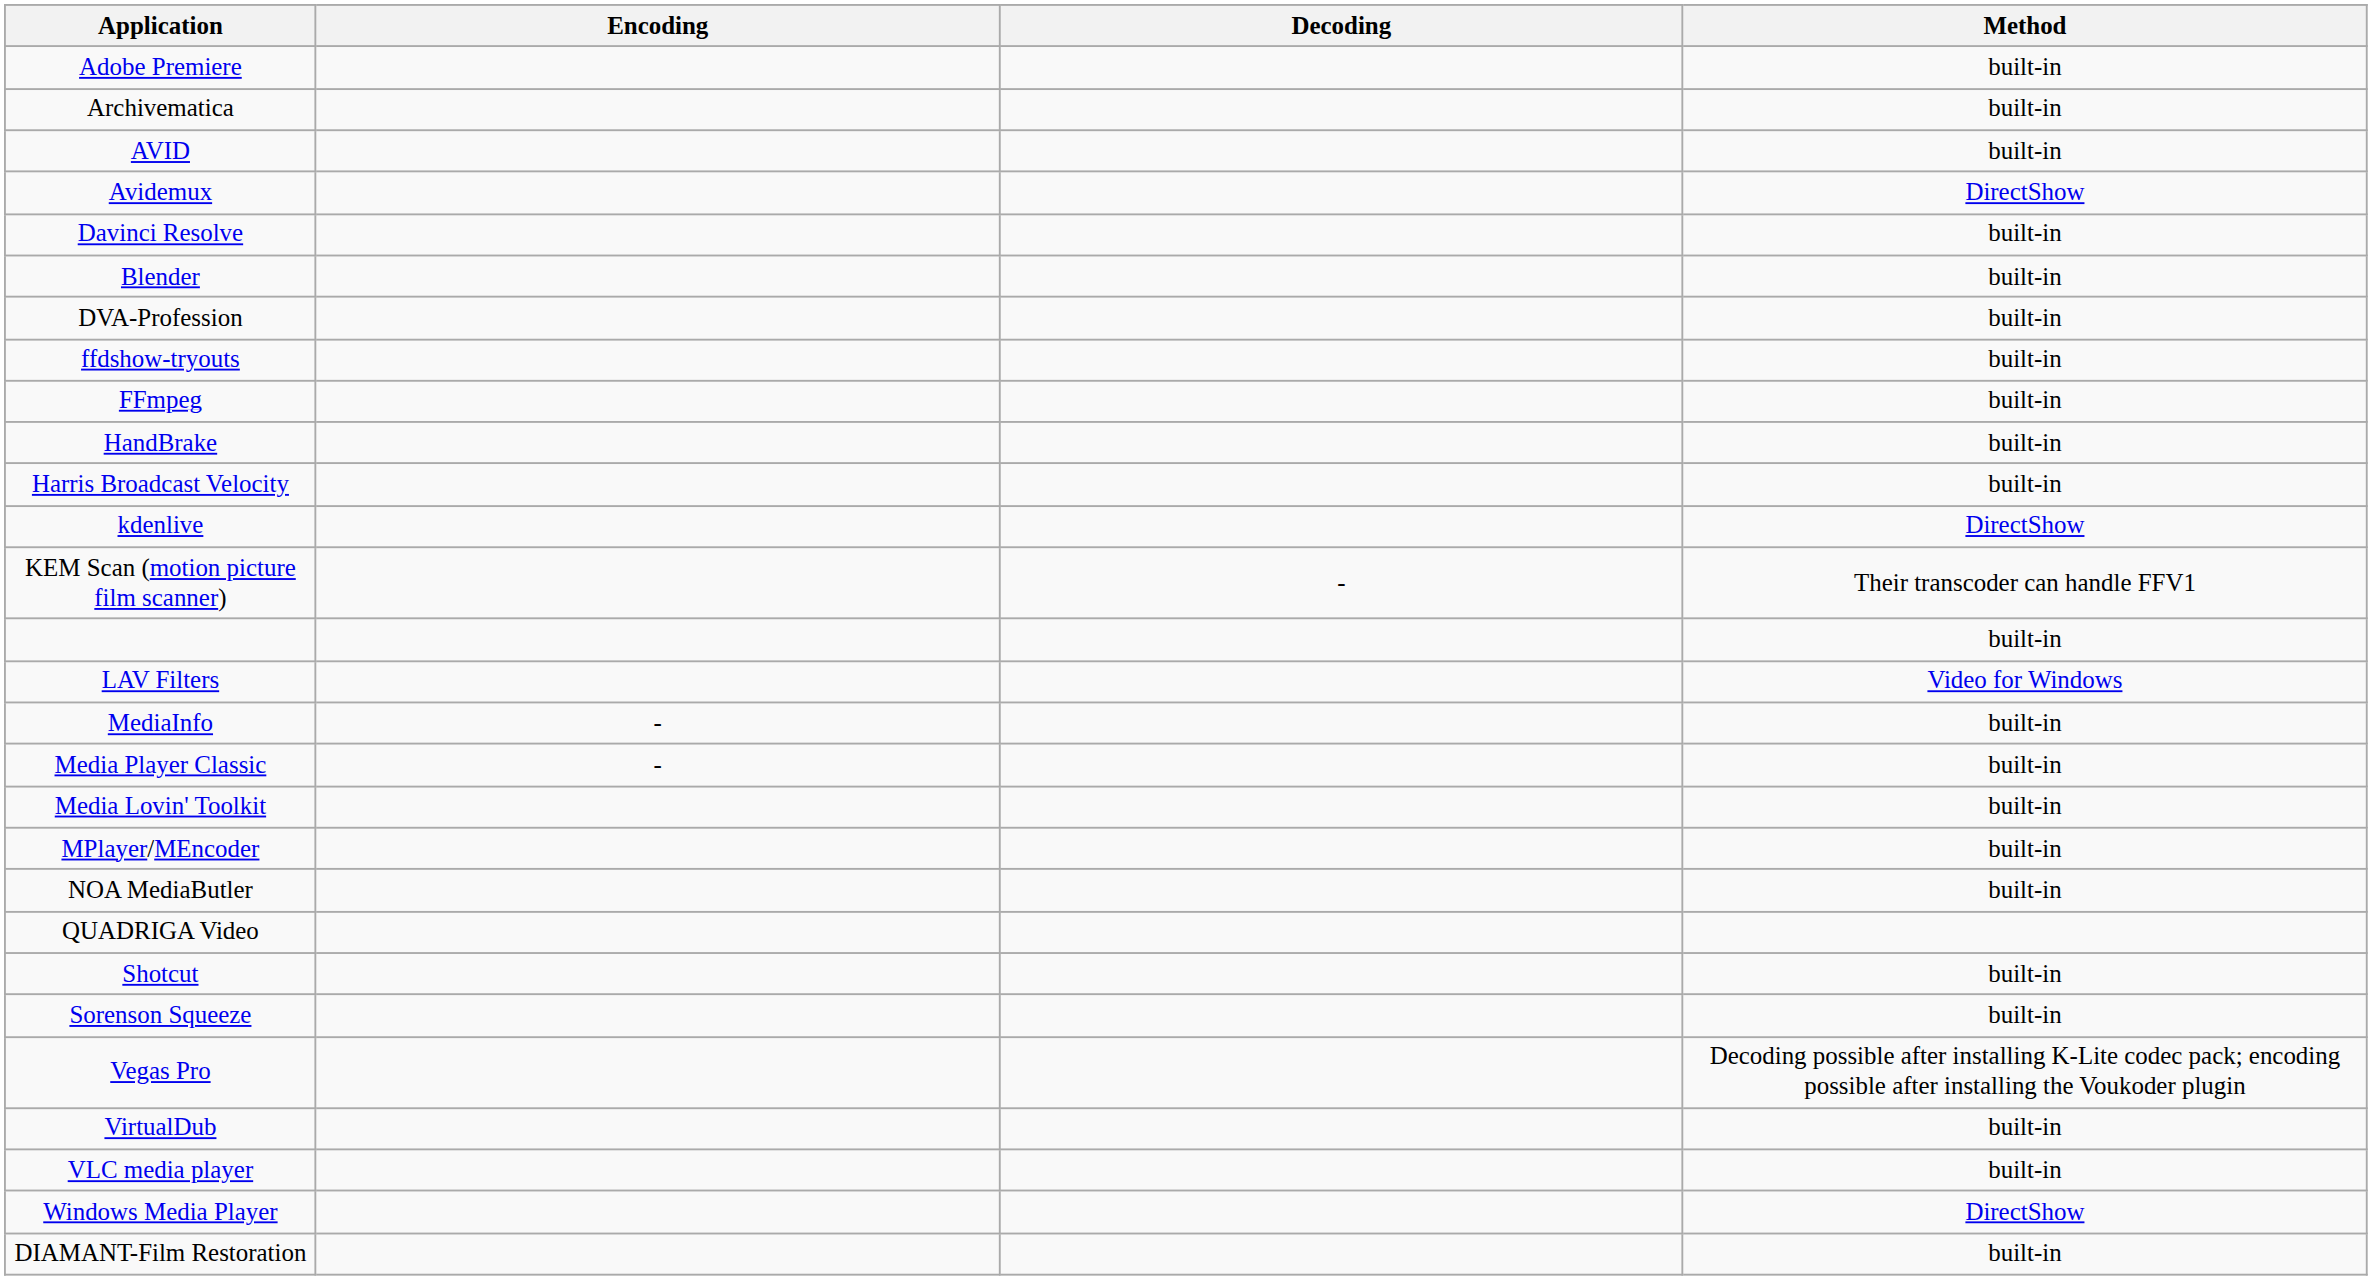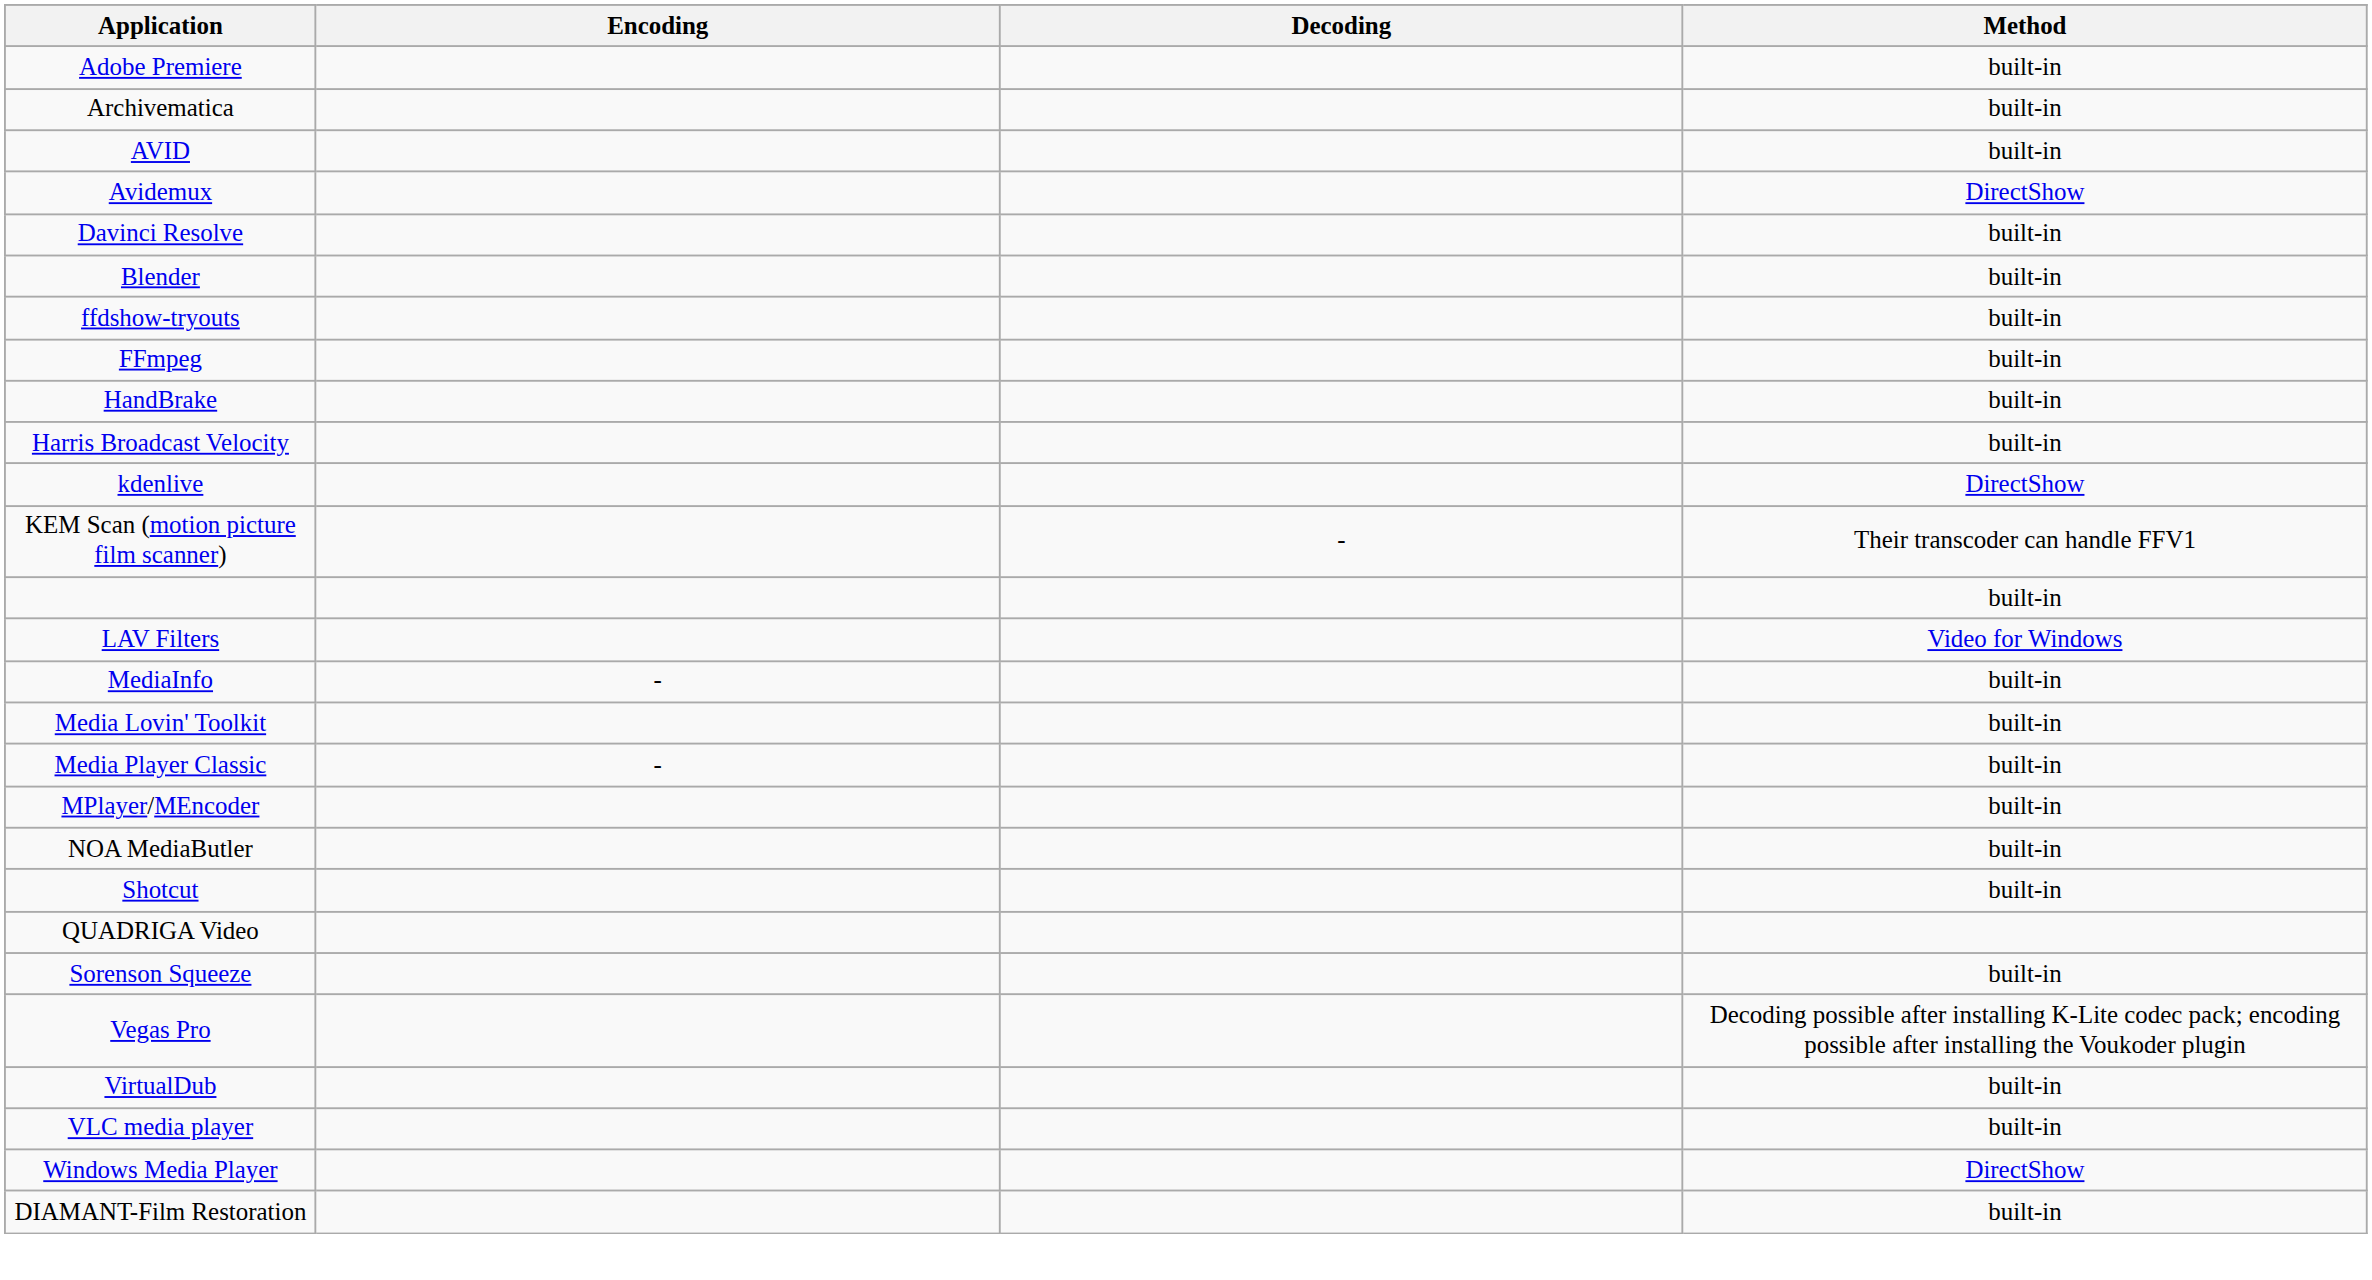- row: (160, 317)
rows swapped: (160, 806) <-> (160, 764)
rows swapped: (160, 931) <-> (160, 973)
